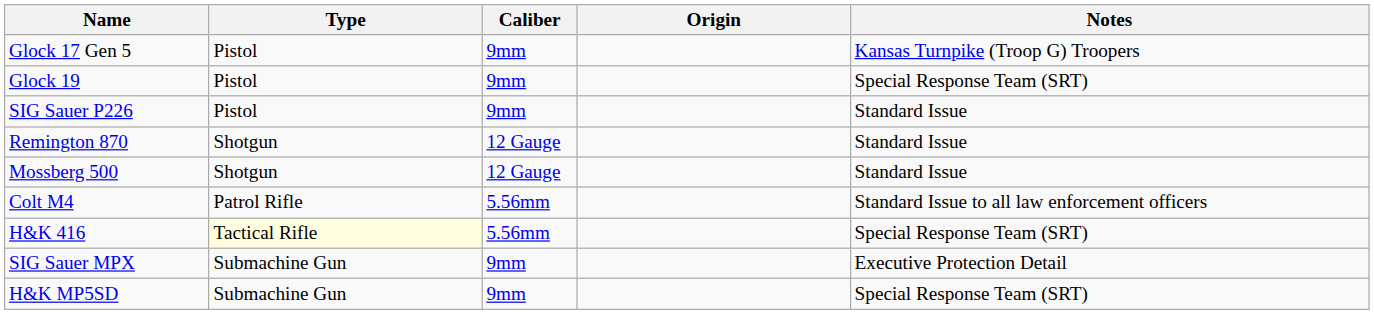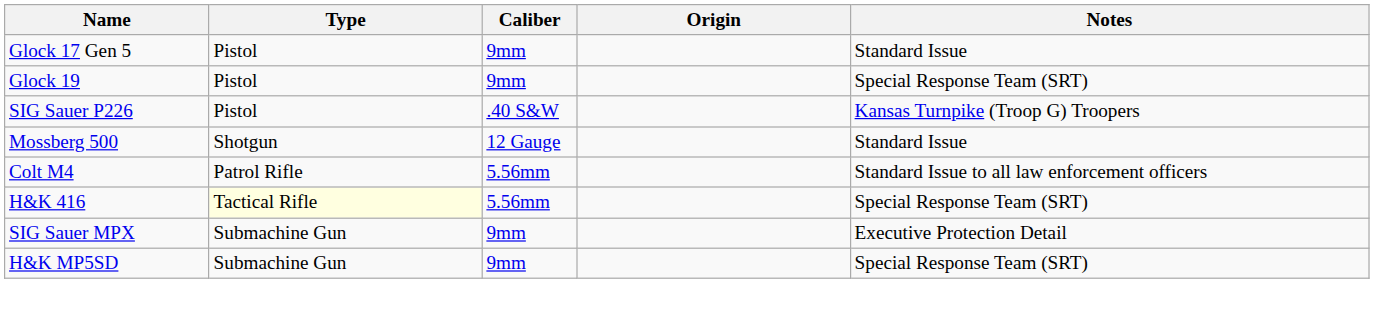(997, 50) Kansas Turnpike (Troop G) Troopers -> (911, 50) Standard Issue
(506, 111) 9mm -> (523, 111) .40 S&W
(911, 111) Standard Issue -> (997, 111) Kansas Turnpike (Troop G) Troopers
- row: (68, 141)
